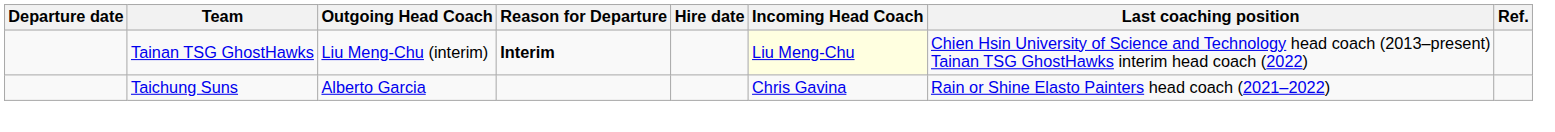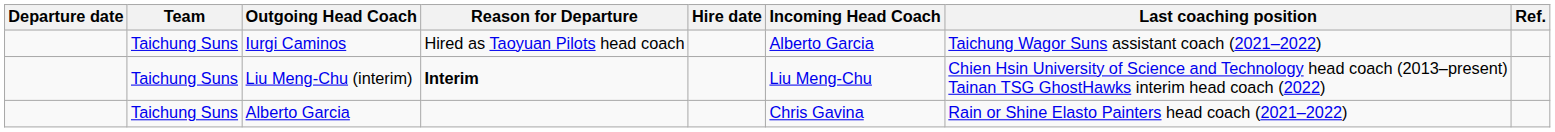+ row: (296, 43)
(222, 52) Tainan TSG GhostHawks -> (185, 78) Taichung Suns
(803, 52) lightyellow background -> (821, 78) no background
